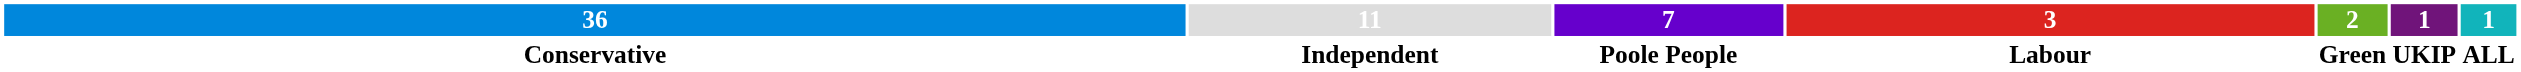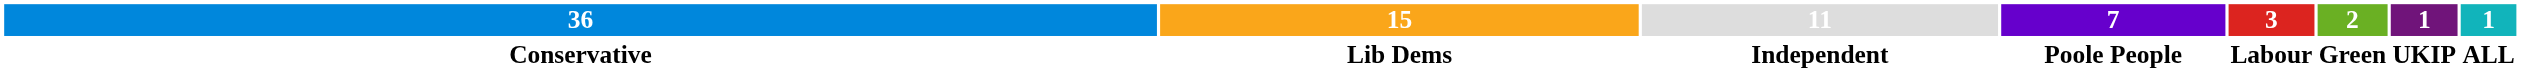+ column: (1400, 19)
